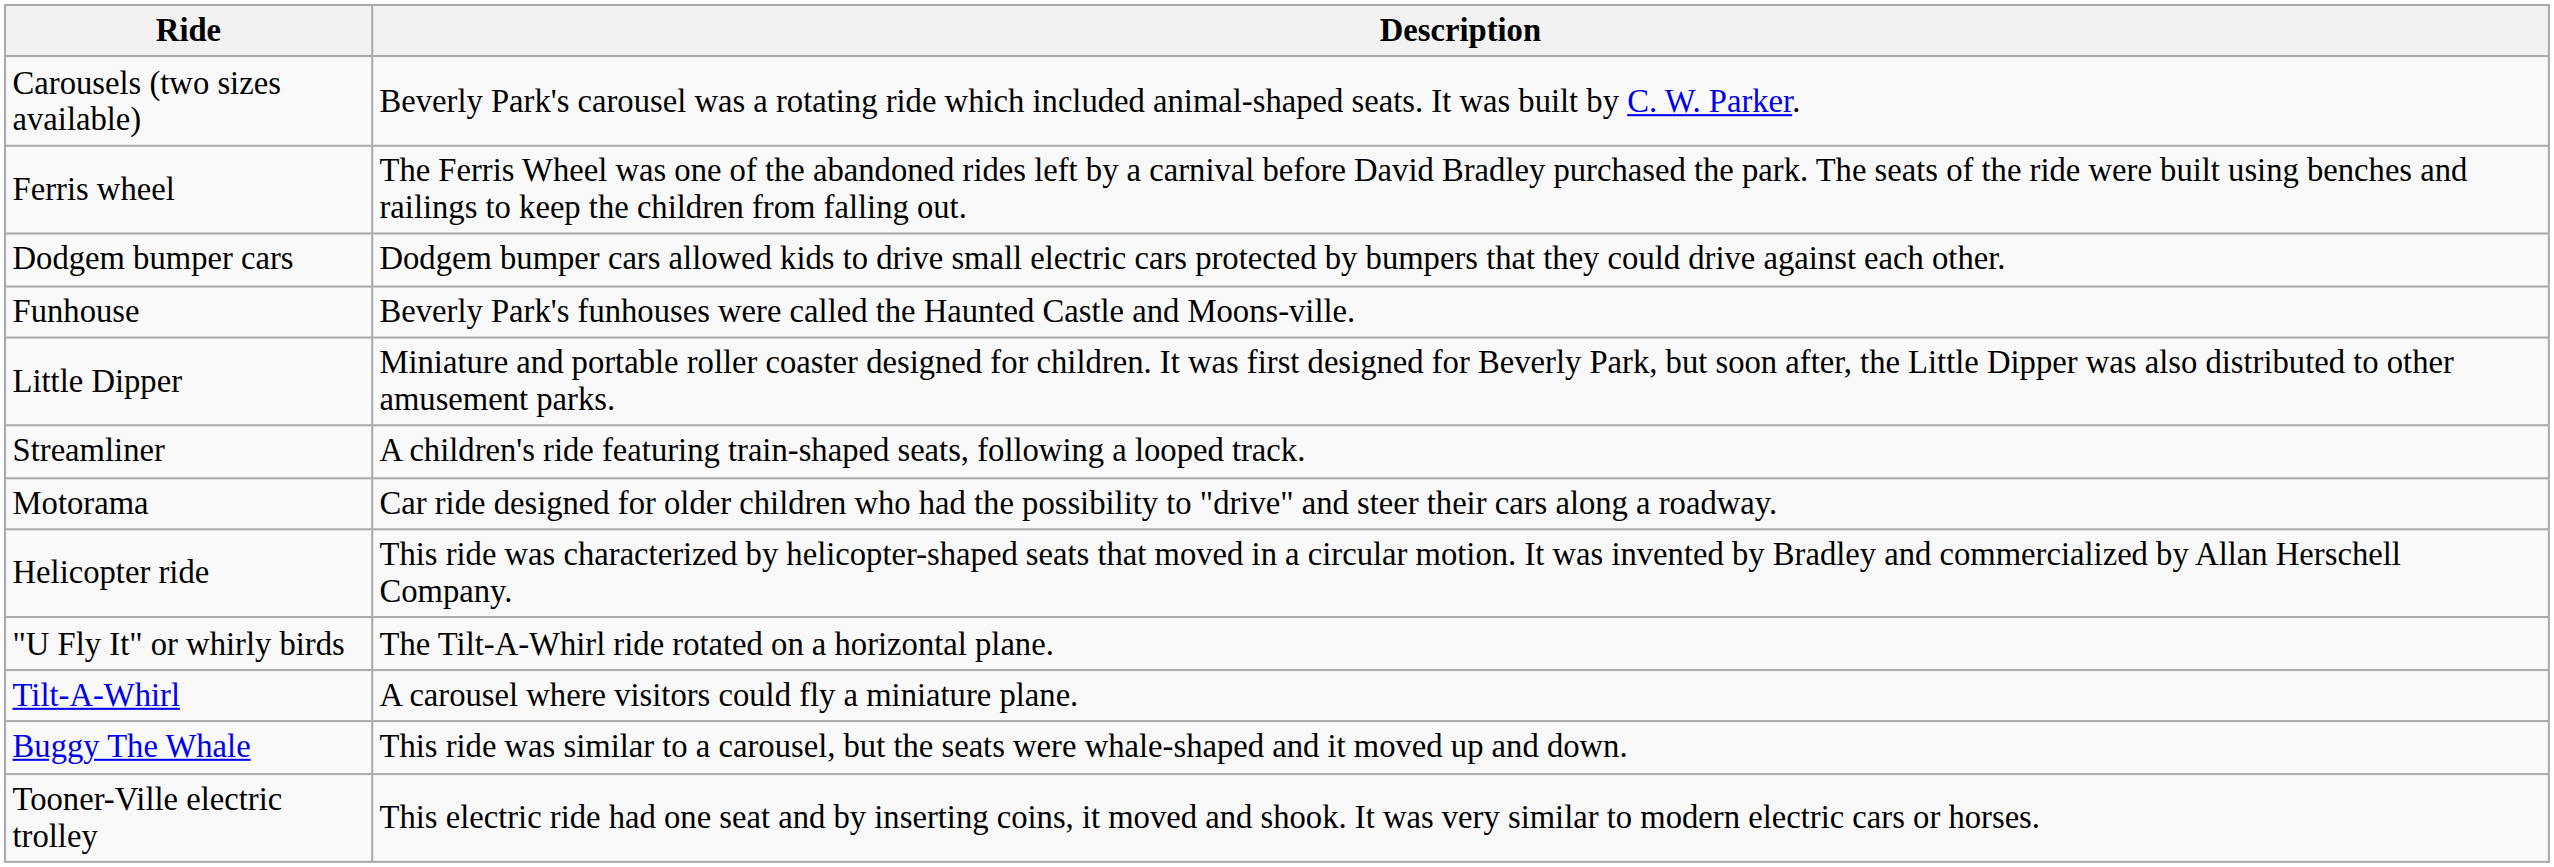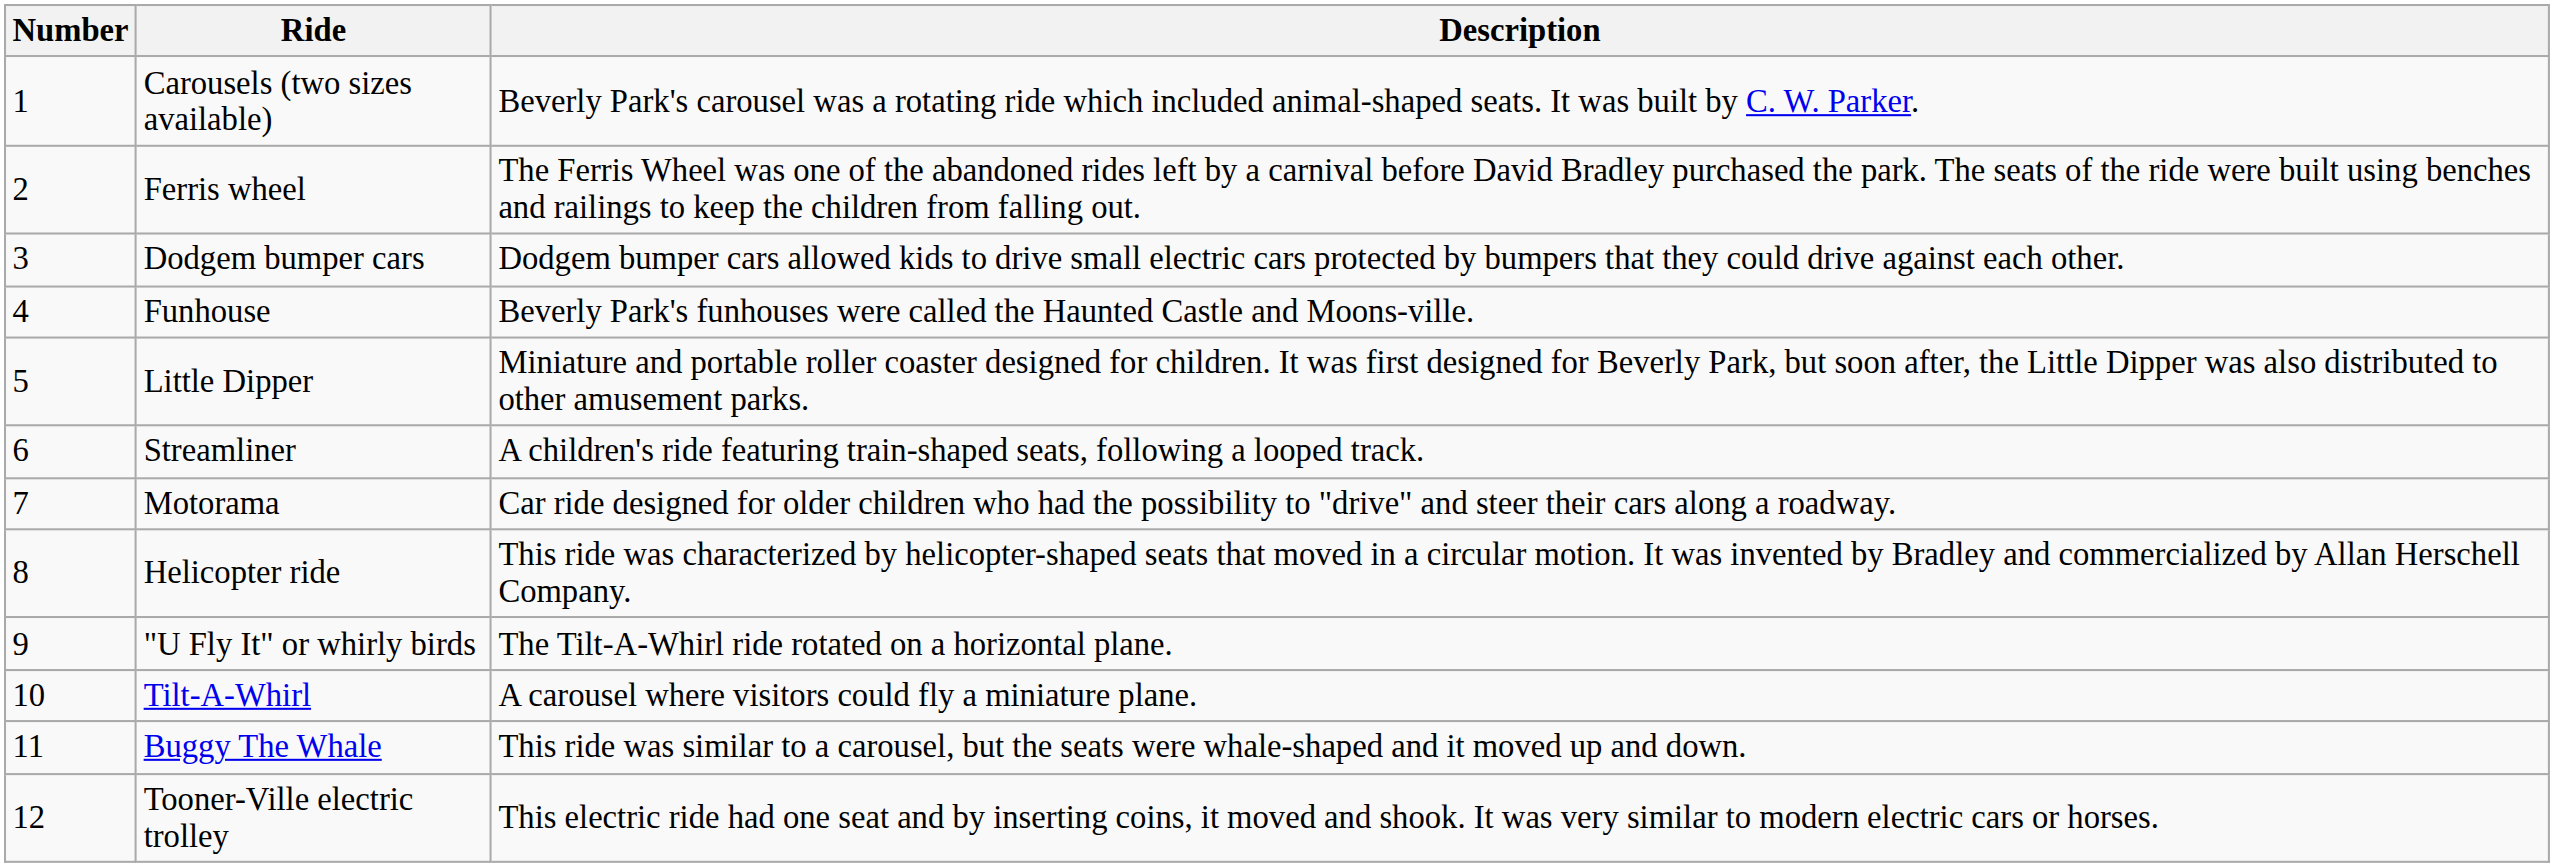+ column: (71, 30)
